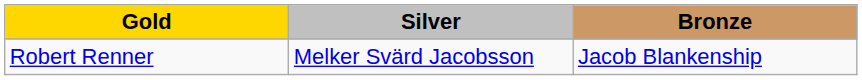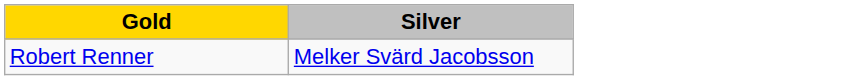- column: (715, 21)
